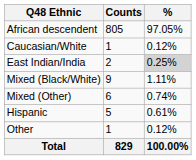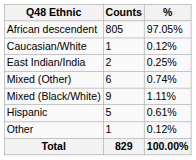(162, 63) lightgrey background -> (162, 63) no background
rows swapped: (54, 79) <-> (39, 96)
